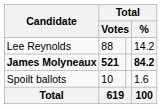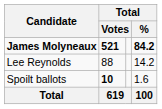rows swapped: (52, 63) <-> (39, 46)
(107, 79) normal -> (107, 79) bold
